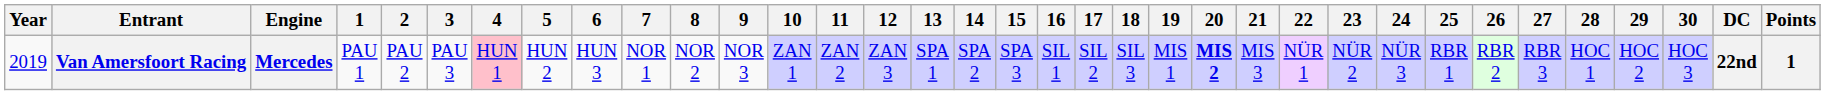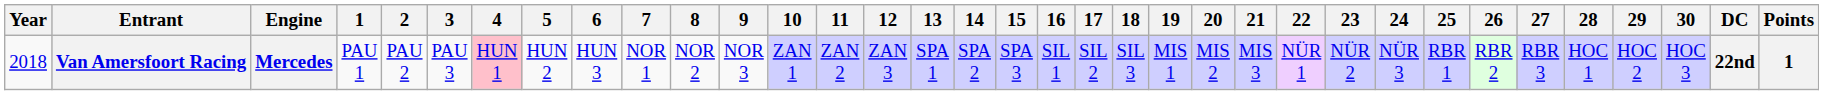(28, 61) 2019 -> (28, 61) 2018
(1214, 61) bold -> (1213, 61) normal
